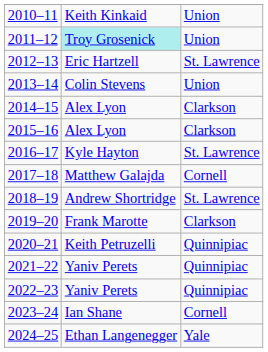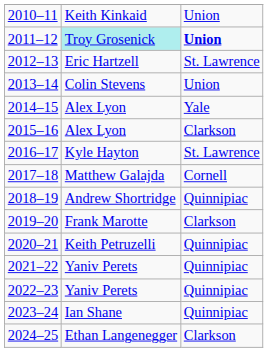(202, 38) normal -> (203, 38) bold
(210, 107) Clarkson -> (197, 107) Yale
(222, 198) St. Lawrence -> (216, 198) Quinnipiac
(205, 312) Cornell -> (216, 312) Quinnipiac
(197, 335) Yale -> (210, 335) Clarkson
